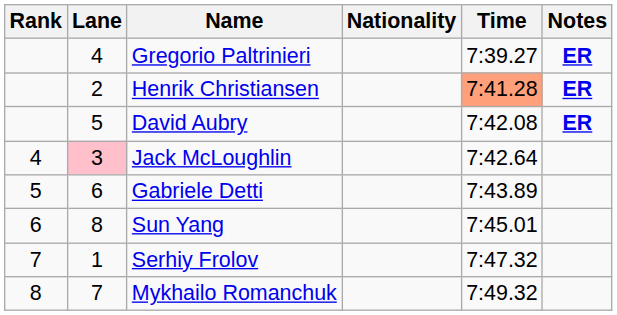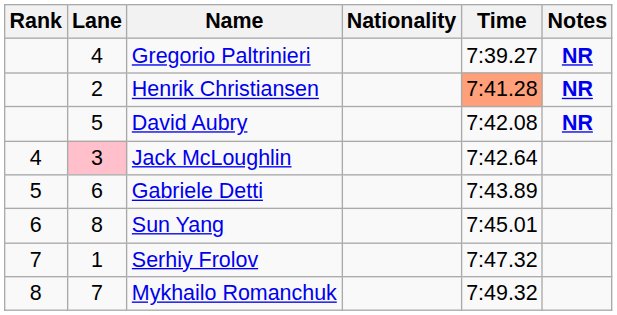(577, 55) ER -> (577, 55) NR
(577, 89) ER -> (577, 89) NR
(577, 123) ER -> (577, 123) NR
